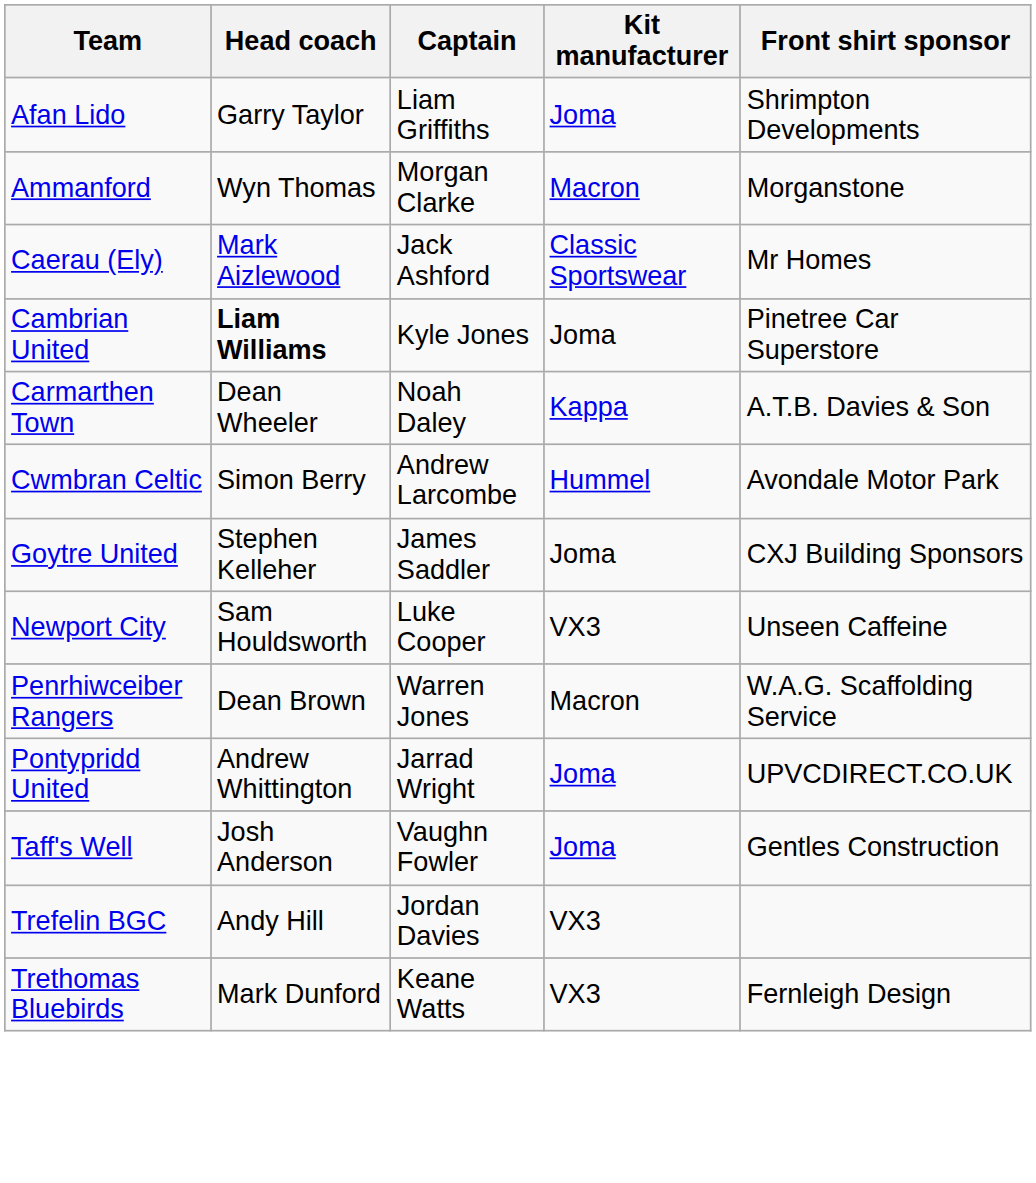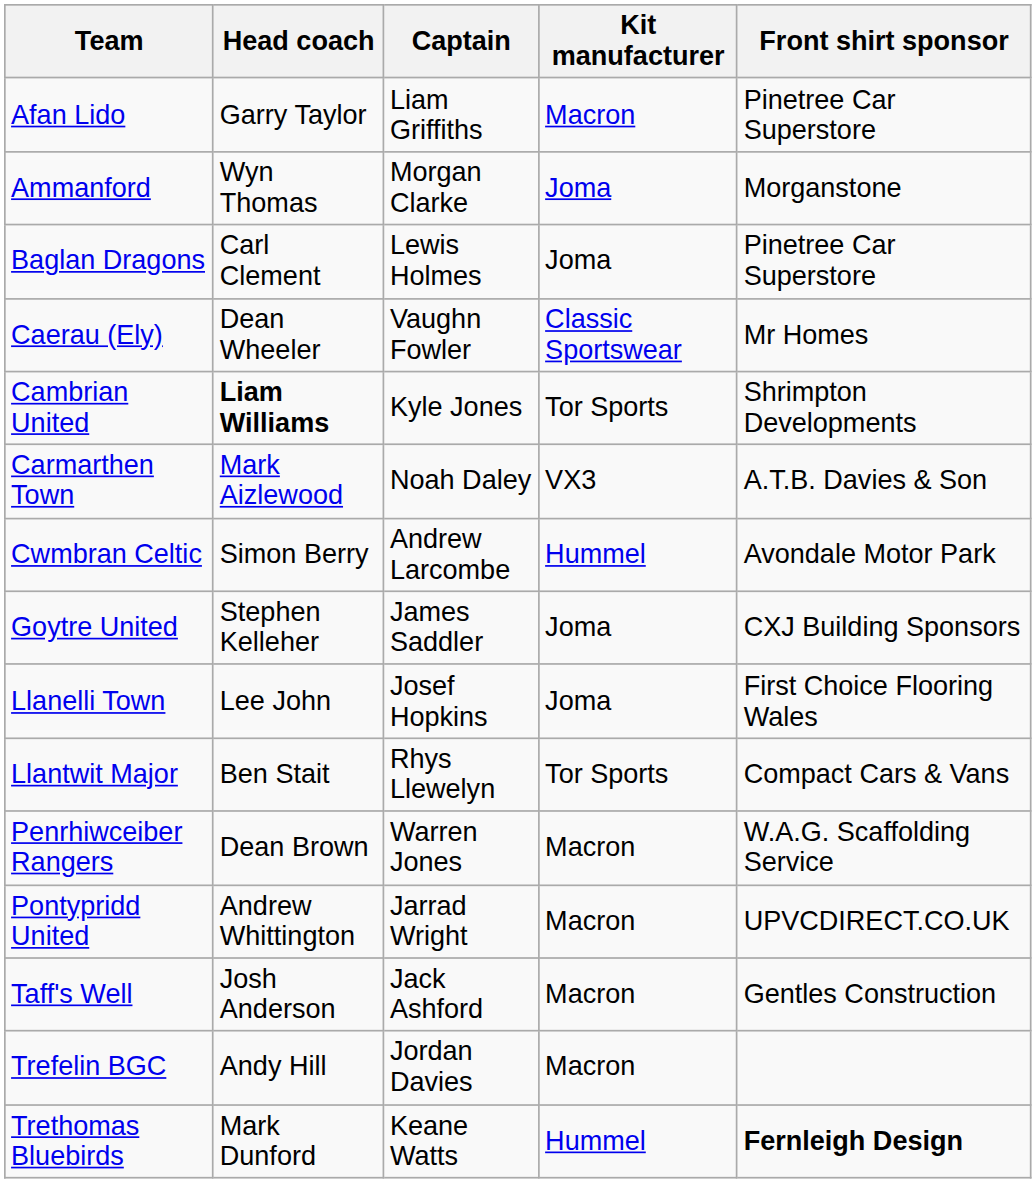(583, 114) Joma -> (590, 114) Macron
(833, 114) Shrimpton Developments -> (820, 114) Pinetree Car Superstore
(595, 187) Macron -> (578, 187) Joma
+ row: (108, 261)
(279, 261) Mark Aizlewood -> (270, 334) Dean Wheeler
(443, 261) Jack Ashford -> (436, 334) Vaughn Fowler
(583, 334) Joma -> (607, 407) Tor Sports
(823, 334) Pinetree Car Superstore -> (830, 407) Shrimpton Developments
(267, 407) Dean Wheeler -> (281, 480) Mark Aizlewood
(589, 407) Kappa -> (571, 480) VX3
+ row: (88, 700)
+ row: (94, 774)
- row: (88, 627)
(583, 774) Joma -> (590, 920) Macron
(442, 847) Vaughn Fowler -> (437, 994) Jack Ashford
(583, 847) Joma -> (590, 994) Macron
(575, 920) VX3 -> (590, 1067) Macron
(575, 994) VX3 -> (595, 1140) Hummel
(849, 994) normal -> (853, 1140) bold
